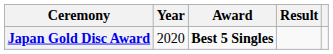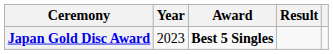(171, 37) 2020 -> (171, 37) 2023
